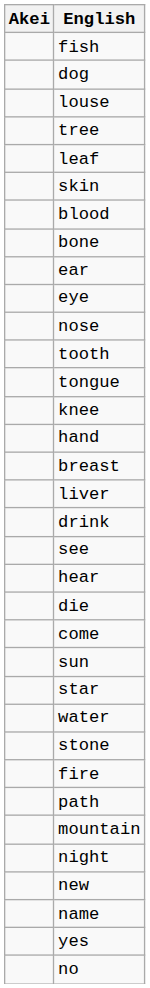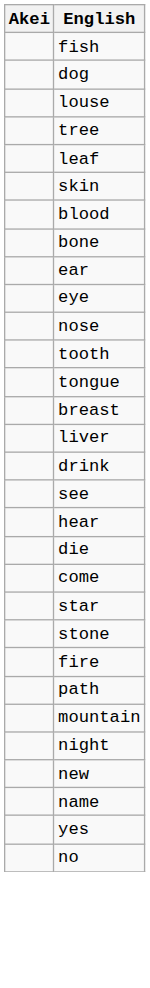- row: (79, 410)
- row: (79, 438)
- row: (74, 662)
- row: (84, 718)
